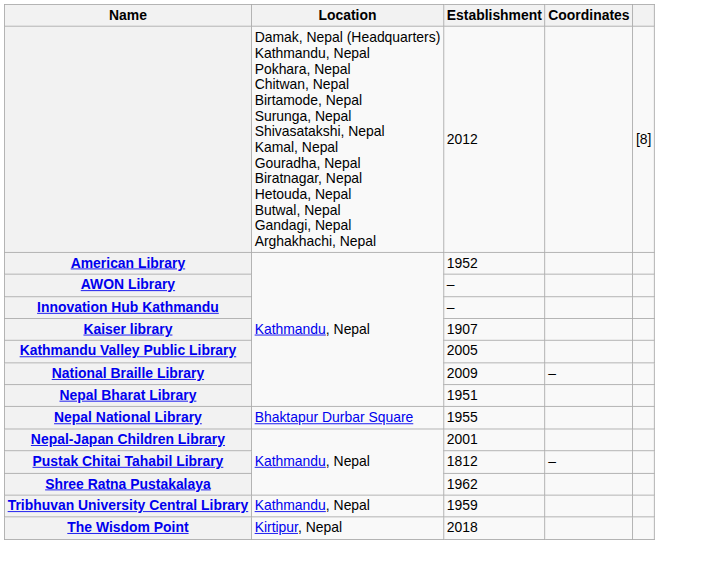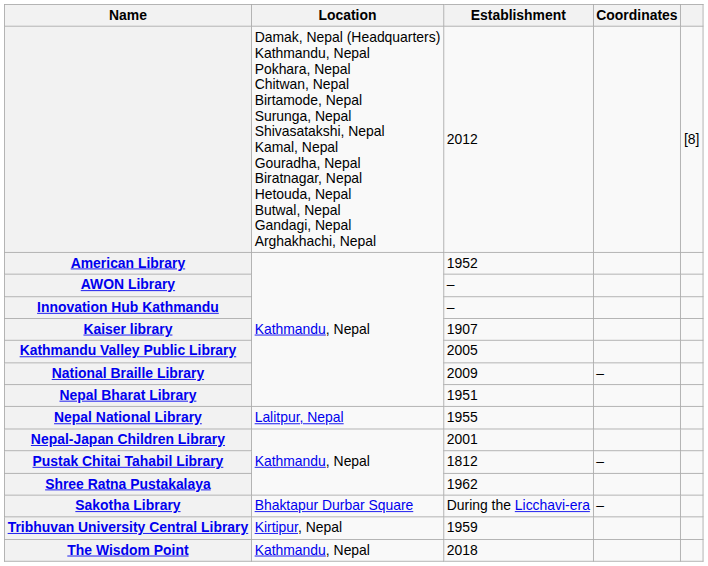(334, 417) Bhaktapur Durbar Square -> (299, 417) Lalitpur, Nepal
+ row: (128, 506)
(312, 506) Kathmandu, Nepal -> (298, 528) Kirtipur, Nepal
(298, 528) Kirtipur, Nepal -> (312, 550) Kathmandu, Nepal
